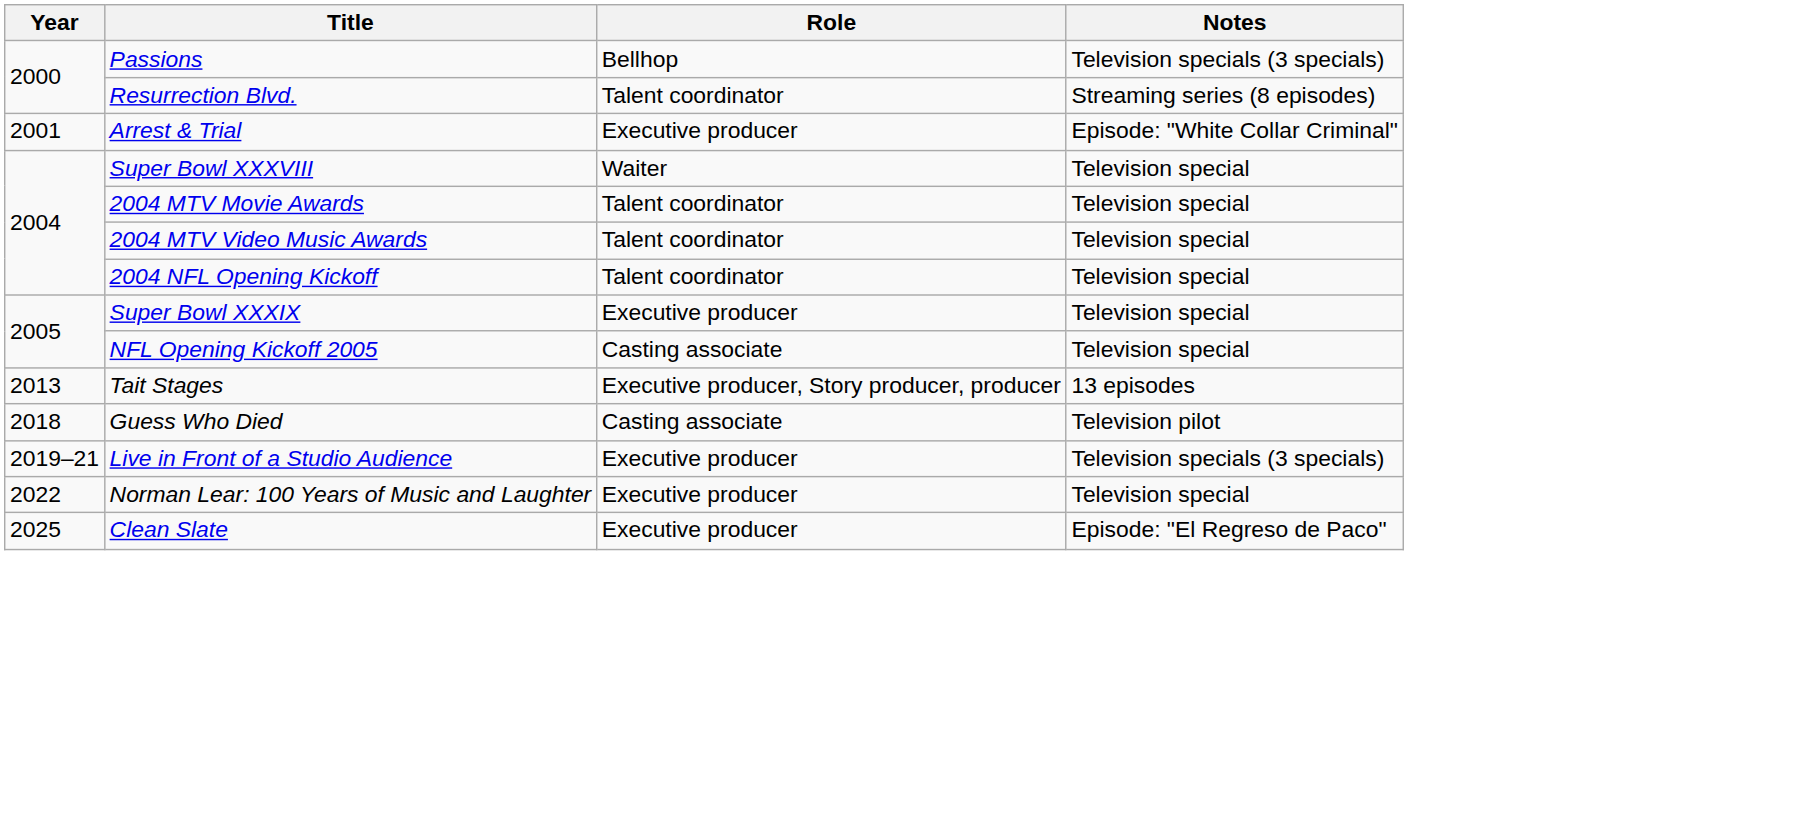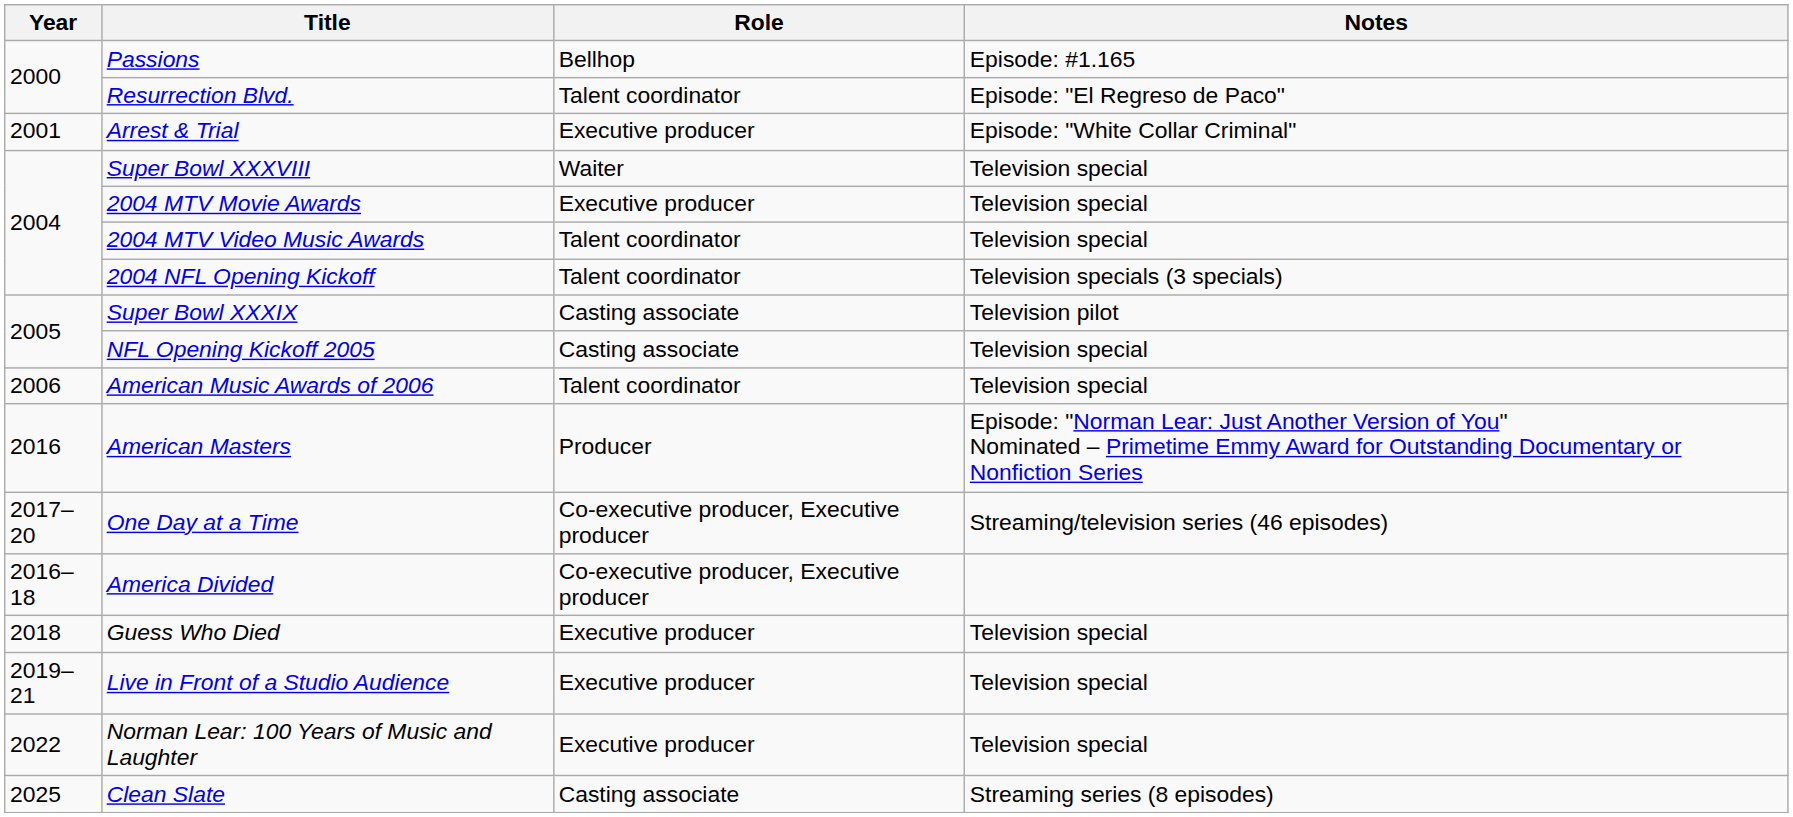(1228, 58) Television specials (3 specials) -> (1053, 58) Episode: #1.165
(1223, 95) Streaming series (8 episodes) -> (1127, 95) Episode: "El Regreso de Paco"
(693, 204) Talent coordinator -> (657, 204) Executive producer
(1160, 276) Television special -> (1126, 276) Television specials (3 specials)
(700, 312) Executive producer -> (649, 312) Casting associate
(1160, 312) Television special -> (1044, 312) Television pilot
+ row: (270, 385)
- row: (166, 385)
+ row: (199, 447)
+ row: (203, 522)
+ row: (190, 584)
(692, 421) Casting associate -> (657, 633) Executive producer
(1146, 421) Television pilot -> (1059, 633) Television special
(1228, 458) Television specials (3 specials) -> (1059, 682) Television special
(700, 530) Executive producer -> (649, 793) Casting associate
(1229, 530) Episode: "El Regreso de Paco" -> (1122, 793) Streaming series (8 episodes)
